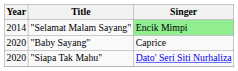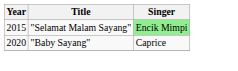(16, 27) 2014 -> (16, 27) 2015
- row: (66, 58)
